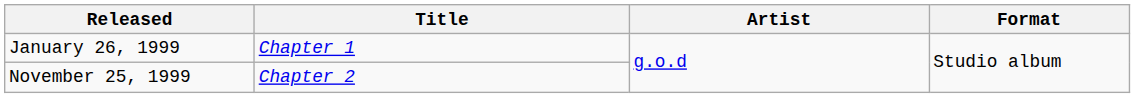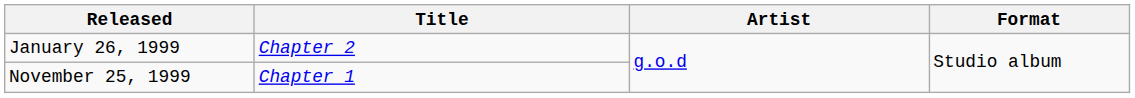(307, 48) Chapter 1 -> (307, 48) Chapter 2
(307, 77) Chapter 2 -> (307, 77) Chapter 1
